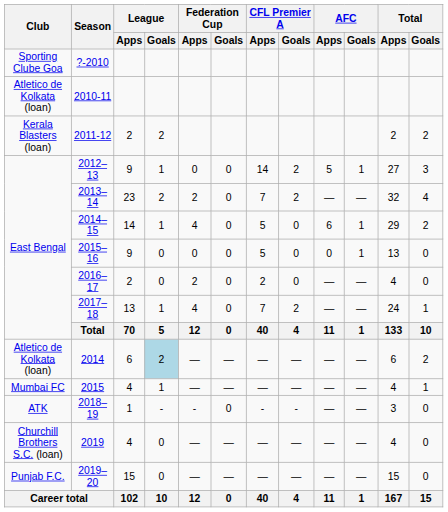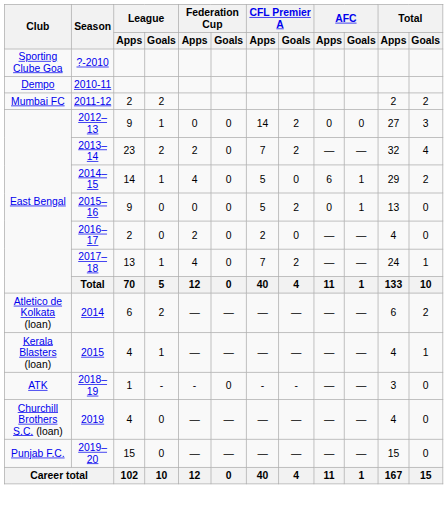(38, 97) Atletico de Kolkata (loan) -> (38, 85) Dempo
(38, 136) Kerala Blasters (loan) -> (38, 102) Mumbai FC
(329, 170) 5 -> (329, 124) 0
(361, 170) 1 -> (361, 124) 0
(296, 253) 0 -> (296, 207) 2
(161, 359) lightblue background -> (161, 313) no background
(38, 387) Mumbai FC -> (38, 353) Kerala Blasters (loan)
